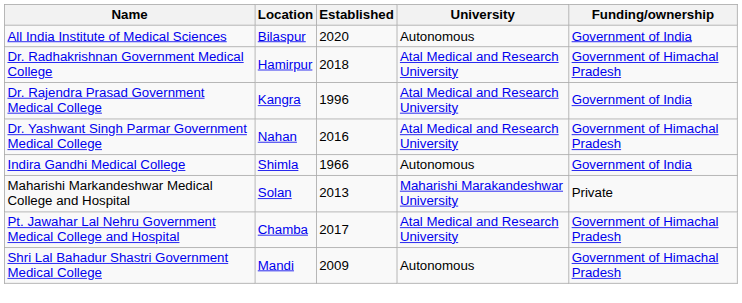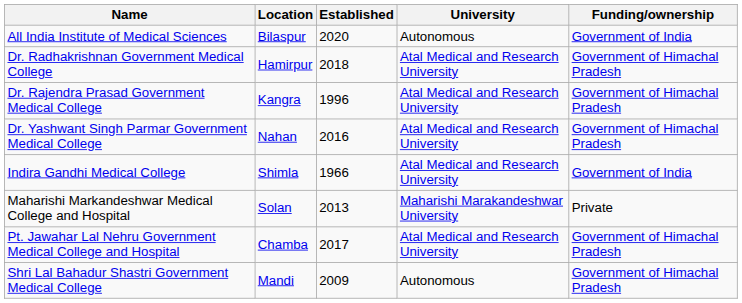(632, 100) Government of India -> (645, 100) Government of Himachal Pradesh
(437, 165) Autonomous -> (479, 172) Atal Medical and Research University
